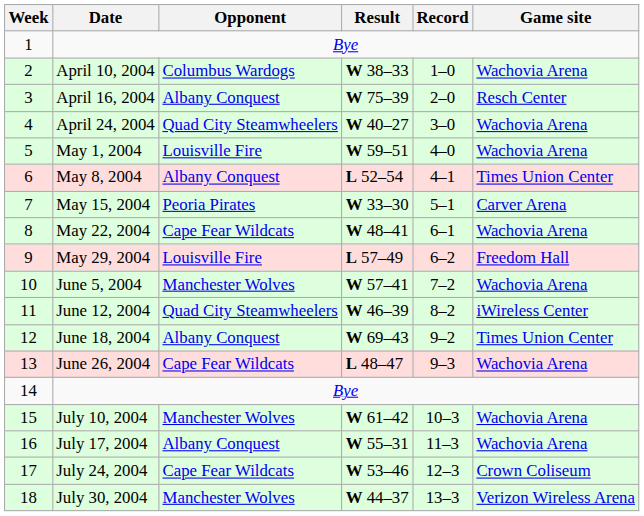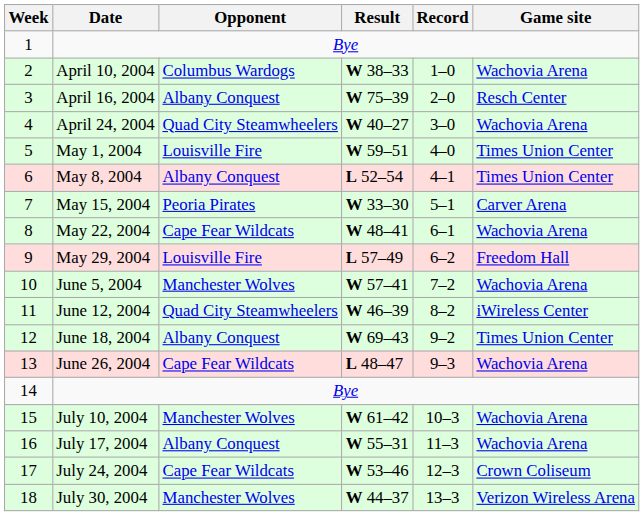(532, 151) Wachovia Arena -> (545, 151) Times Union Center
